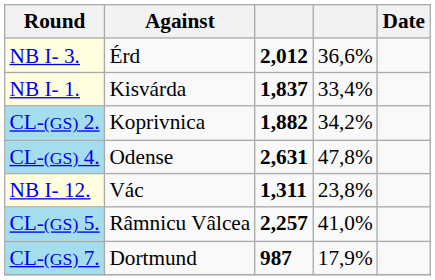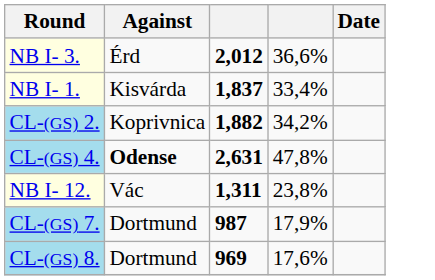(141, 156) normal -> (143, 156) bold
- row: (55, 223)
+ row: (55, 257)
